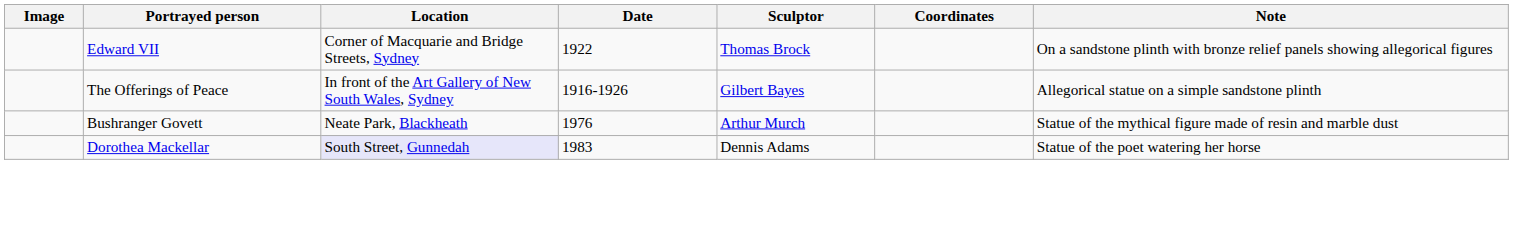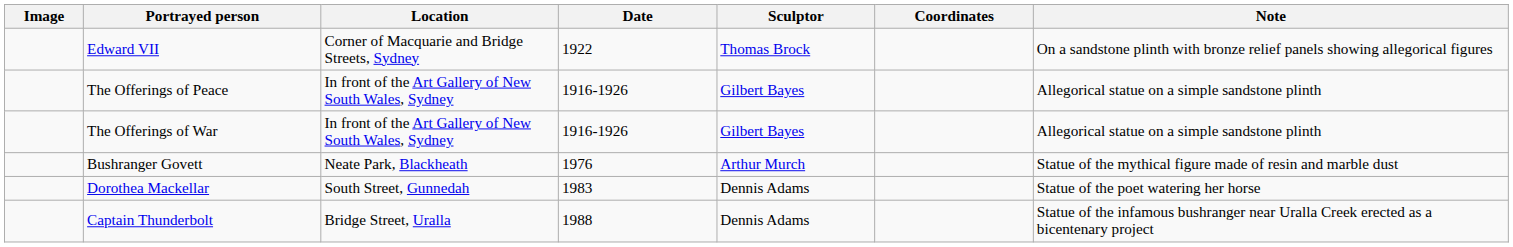+ row: (152, 131)
(397, 147) lavender background -> (397, 188) no background
+ row: (150, 221)
